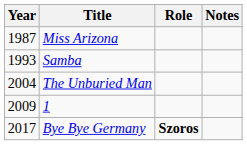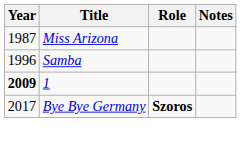(22, 60) 1993 -> (22, 60) 1996
- row: (97, 83)
(22, 106) normal -> (22, 83) bold
